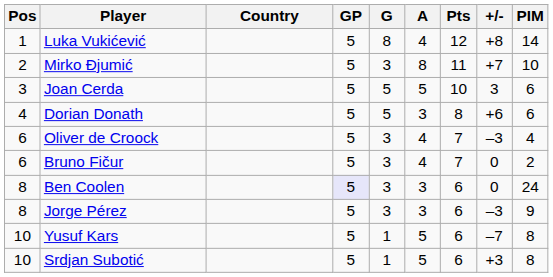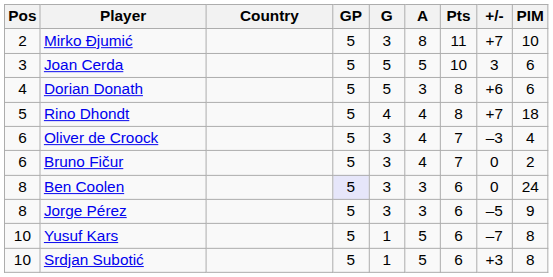- row: (95, 41)
+ row: (87, 114)
(494, 211) –3 -> (494, 211) –5
